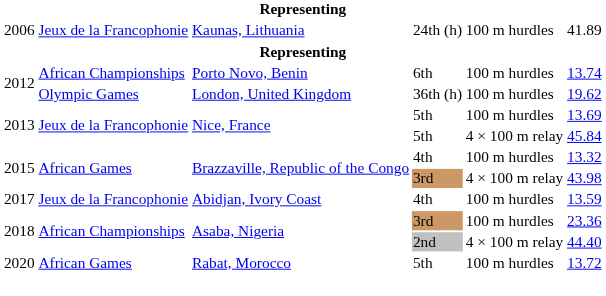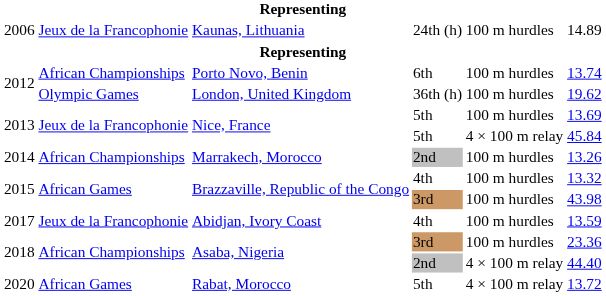(584, 30) 41.89 -> (584, 30) 14.89
+ row: (257, 157)
(515, 178) 4 × 100 m relay -> (510, 199) 100 m hurdles
(510, 262) 100 m hurdles -> (515, 284) 4 × 100 m relay
